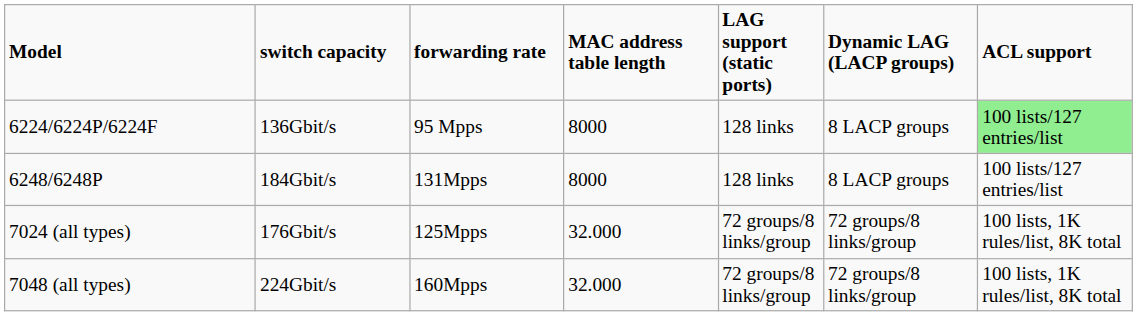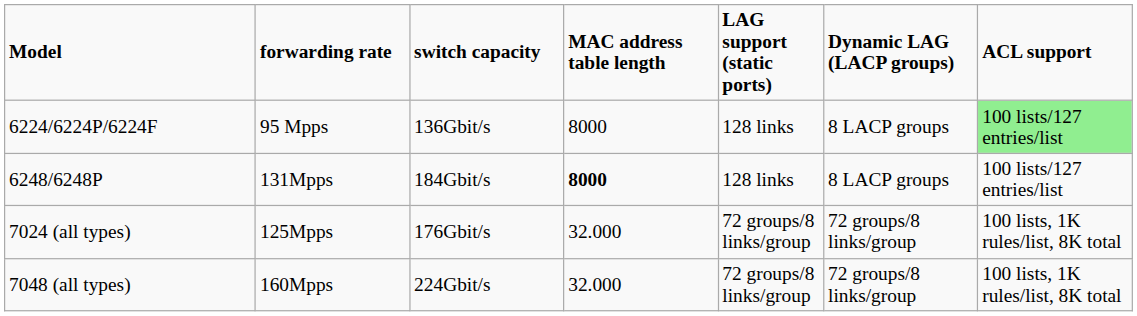columns swapped: (323, 52) <-> (480, 52)
(588, 179) normal -> (588, 179) bold
